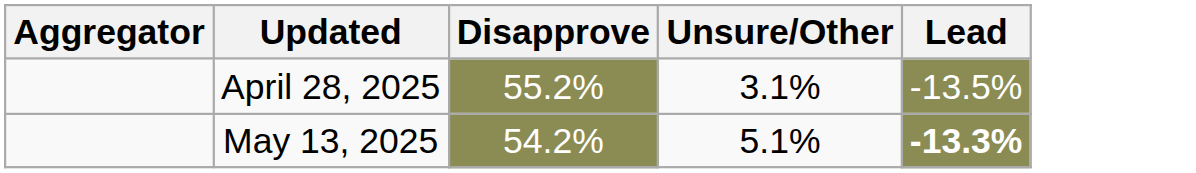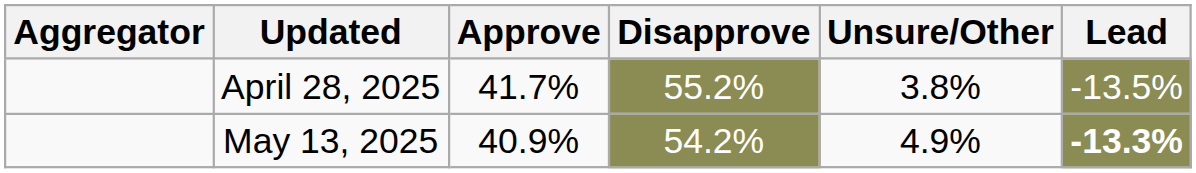+ column: (529, 32)
(780, 86) 3.1% -> (940, 86) 3.8%
(780, 140) 5.1% -> (940, 140) 4.9%
